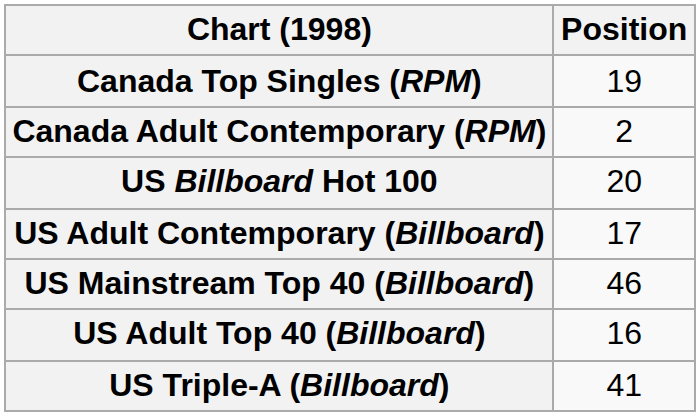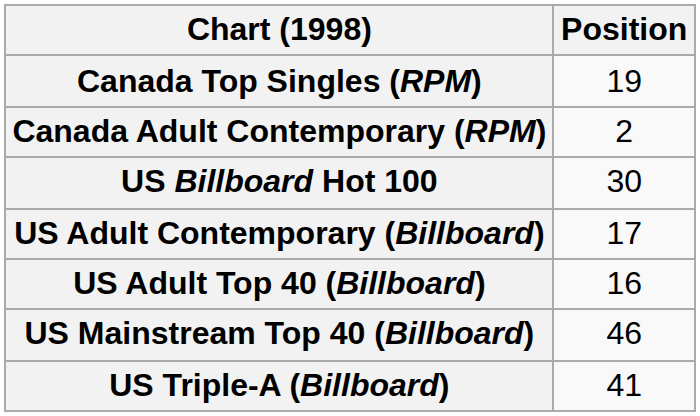(624, 182) 20 -> (624, 182) 30
rows swapped: (279, 334) <-> (279, 283)
